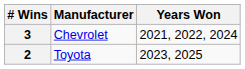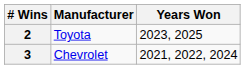rows swapped: (28, 35) <-> (28, 55)
